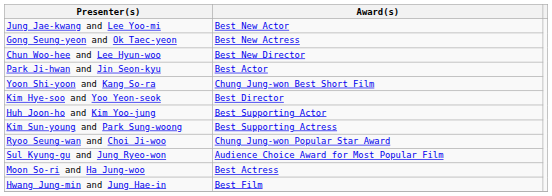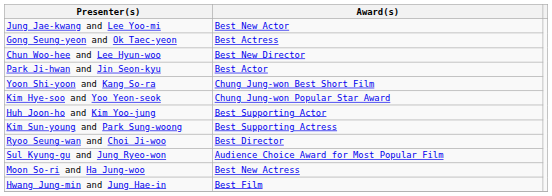(257, 40) Best New Actress -> (247, 40) Best Actress
(249, 98) Best Director -> (302, 98) Chung Jung-won Popular Star Award
(302, 141) Chung Jung-won Popular Star Award -> (249, 141) Best Director
(247, 170) Best Actress -> (257, 170) Best New Actress
